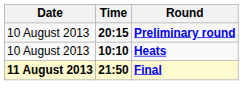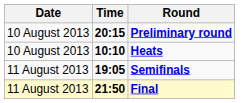+ row: (160, 70)
(50, 70) bold -> (48, 88) normal
